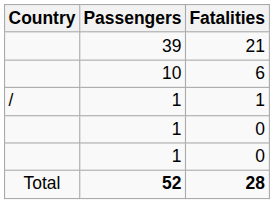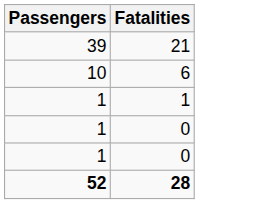- column: (42, 18)
